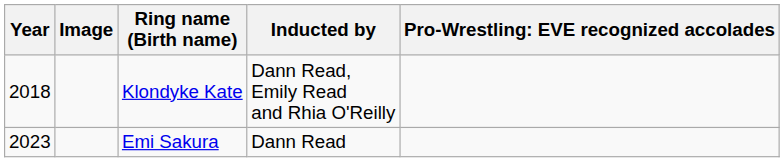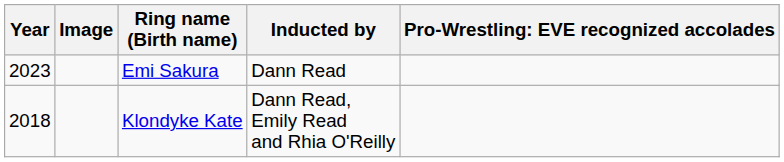rows swapped: (182, 91) <-> (170, 141)
